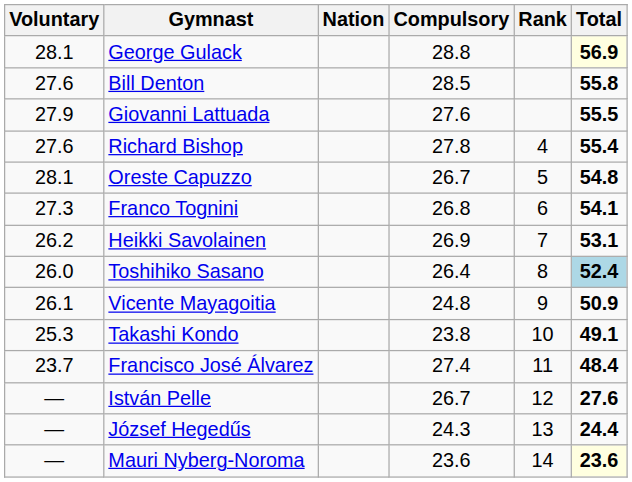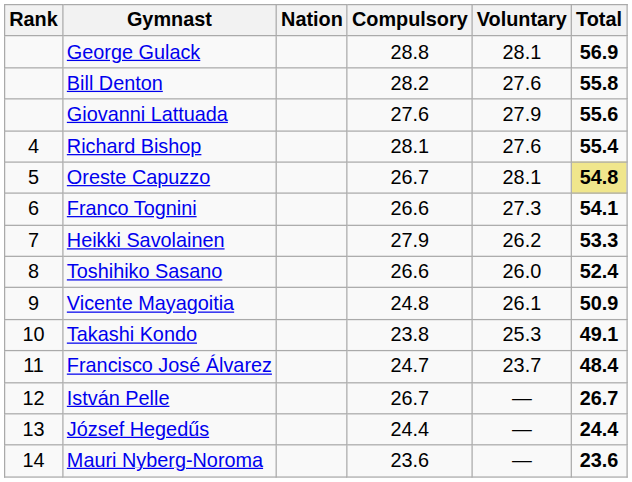columns swapped: (543, 20) <-> (54, 20)
(599, 51) lightyellow background -> (599, 51) no background
(451, 83) 28.5 -> (410, 83) 28.2
(599, 114) 55.5 -> (599, 114) 55.6
(451, 146) 27.8 -> (410, 146) 28.1
(599, 177) no background -> (599, 177) khaki background
(451, 209) 26.8 -> (410, 209) 26.6
(451, 240) 26.9 -> (410, 240) 27.9
(599, 240) 53.1 -> (599, 240) 53.3
(451, 271) 26.4 -> (410, 271) 26.6
(599, 271) lightblue background -> (599, 271) no background
(451, 366) 27.4 -> (410, 366) 24.7
(599, 397) 27.6 -> (599, 397) 26.7
(451, 429) 24.3 -> (410, 429) 24.4
(599, 460) lightyellow background -> (599, 460) no background
